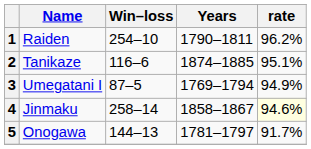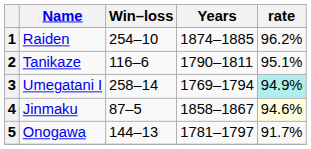(217, 39) 1790–1811 -> (217, 39) 1874–1885
(217, 62) 1874–1885 -> (217, 62) 1790–1811
(125, 86) 87–5 -> (134, 86) 258–14
(282, 86) no background -> (282, 86) paleturquoise background
(134, 109) 258–14 -> (125, 109) 87–5
